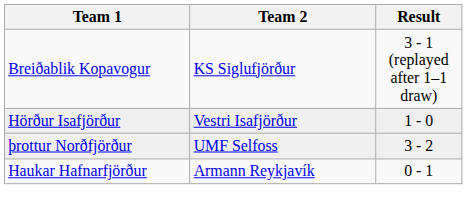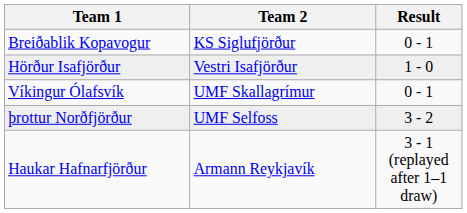(419, 68) 3 - 1 (replayed after 1–1 draw) -> (419, 42) 0 - 1
+ row: (66, 92)
(419, 171) 0 - 1 -> (419, 169) 3 - 1 (replayed after 1–1 draw)
